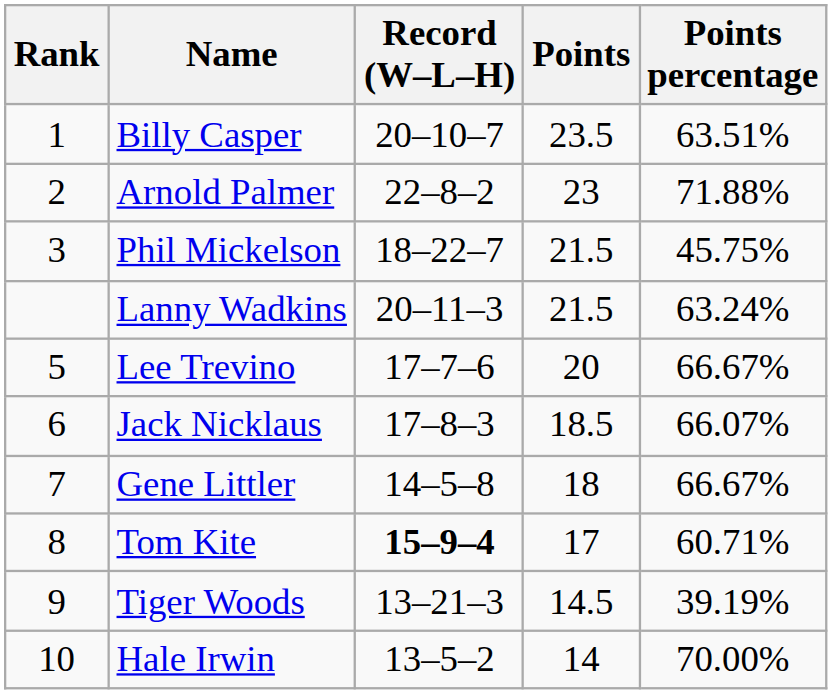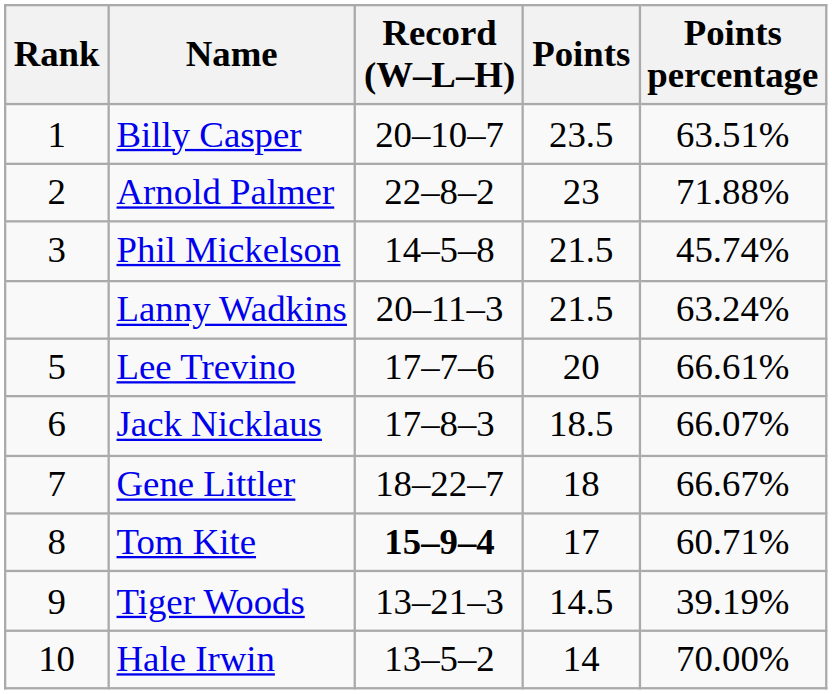(440, 250) 18–22–7 -> (440, 250) 14–5–8
(733, 250) 45.75% -> (733, 250) 45.74%
(733, 366) 66.67% -> (733, 366) 66.61%
(440, 483) 14–5–8 -> (440, 483) 18–22–7
